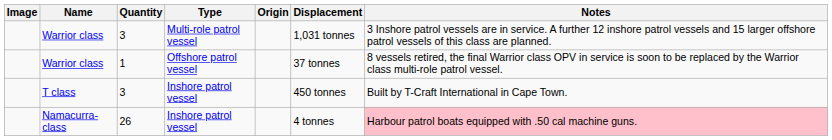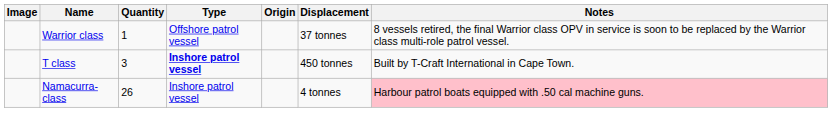- row: (73, 35)
(199, 92) normal -> (204, 64) bold
